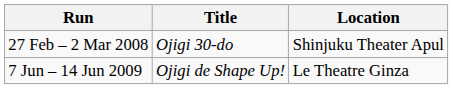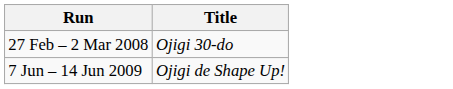- column: (368, 17)
